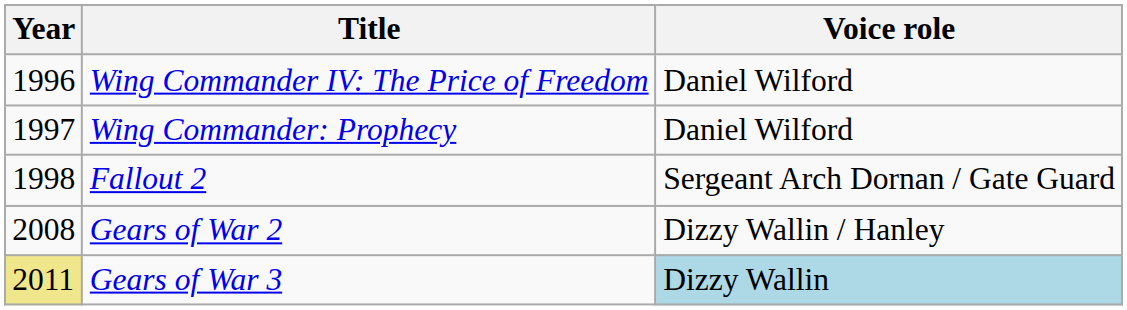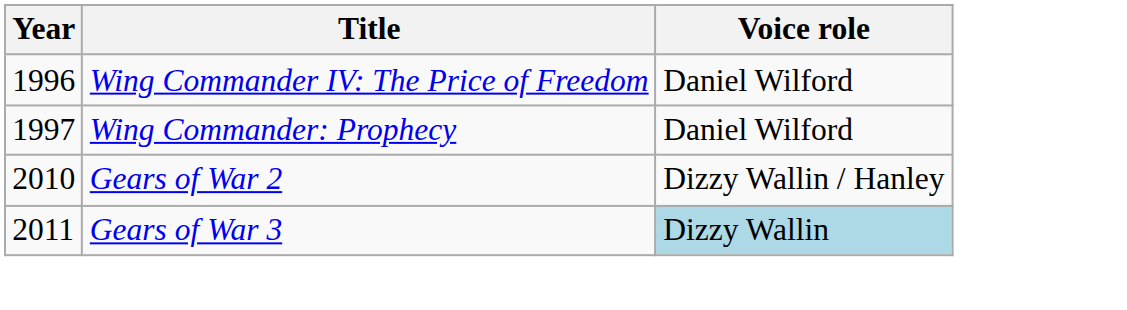- row: (148, 179)
(44, 229) 2008 -> (44, 179) 2010
(43, 279) khaki background -> (43, 229) no background
